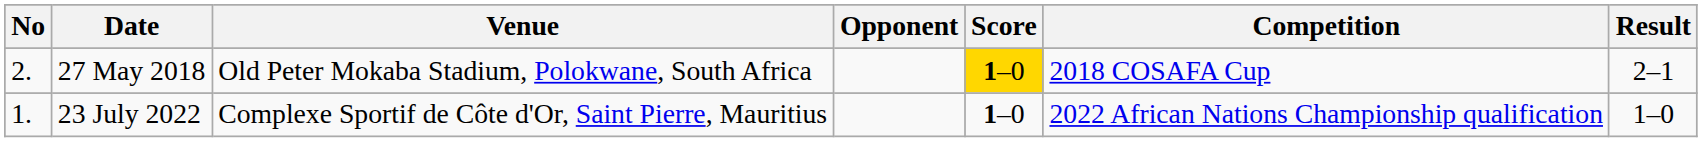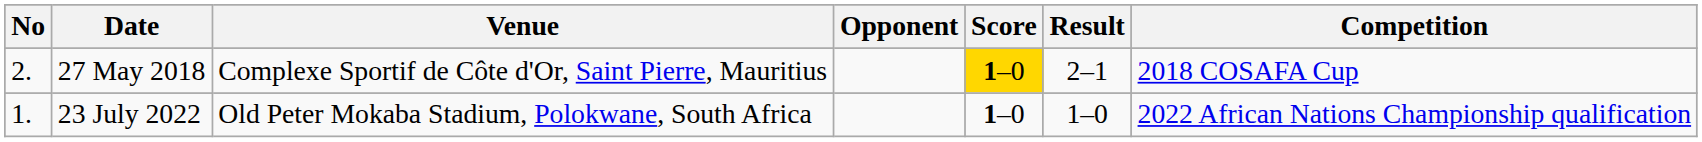columns swapped: (1653, 26) <-> (1326, 26)
(515, 70) Old Peter Mokaba Stadium, Polokwane, South Africa -> (523, 70) Complexe Sportif de Côte d'Or, Saint Pierre, Mauritius
(523, 114) Complexe Sportif de Côte d'Or, Saint Pierre, Mauritius -> (515, 114) Old Peter Mokaba Stadium, Polokwane, South Africa
